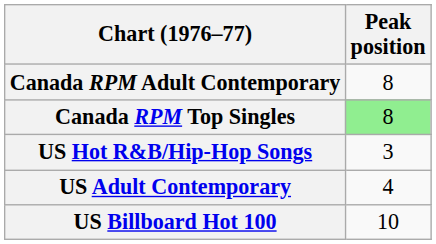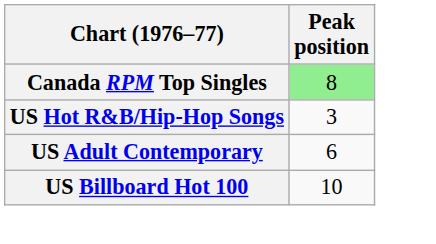- row: (175, 81)
(388, 186) 4 -> (332, 151) 6
